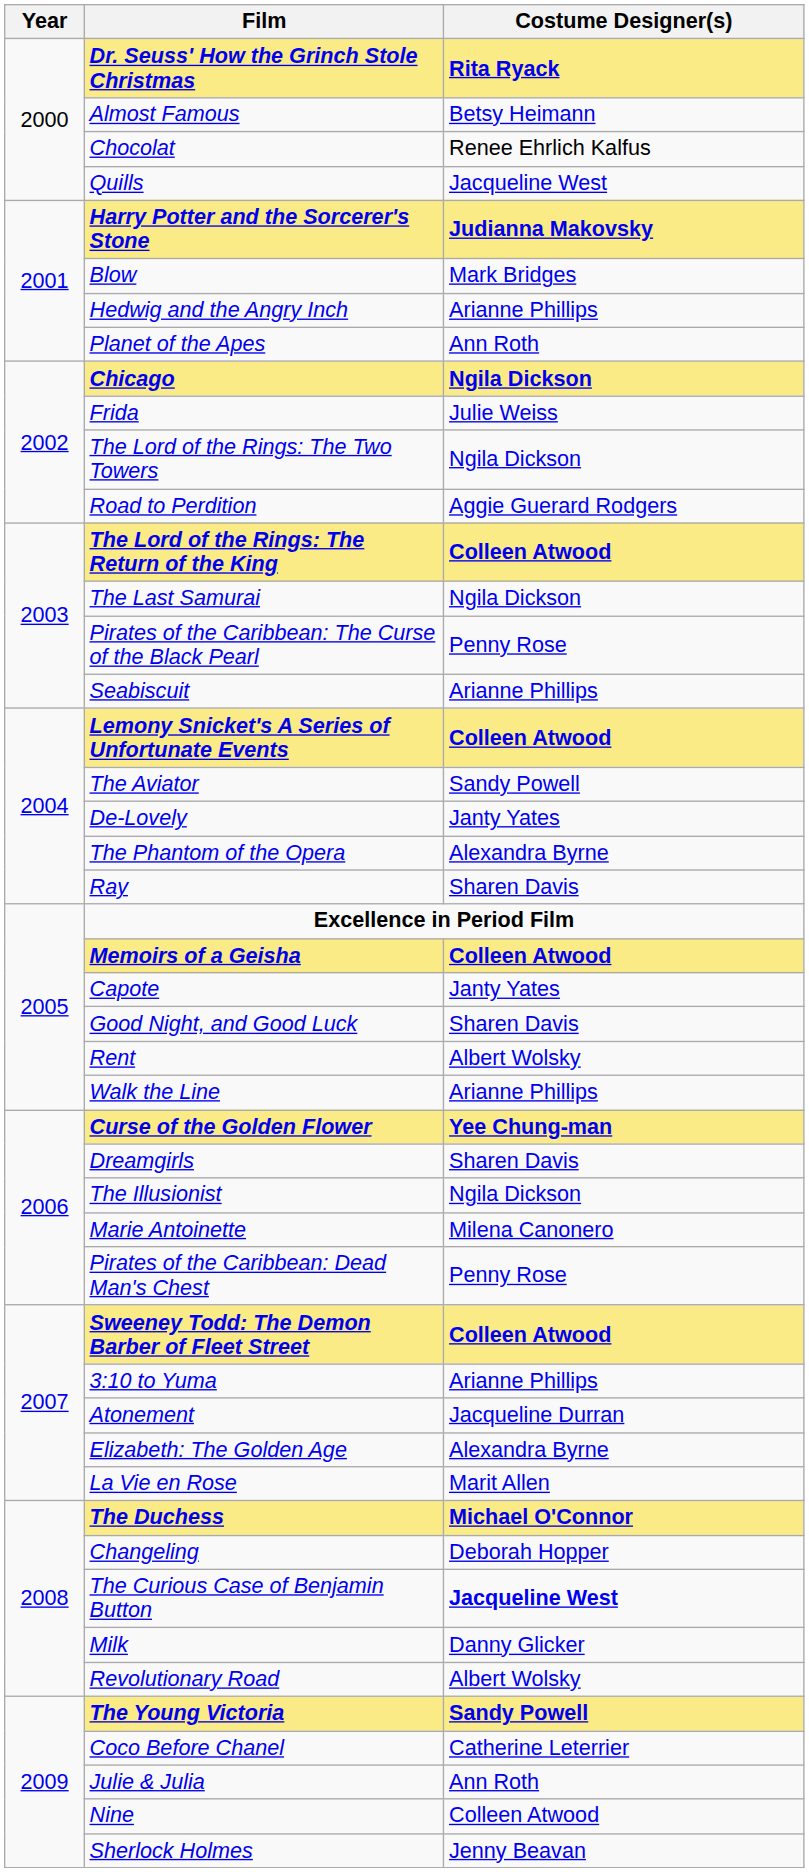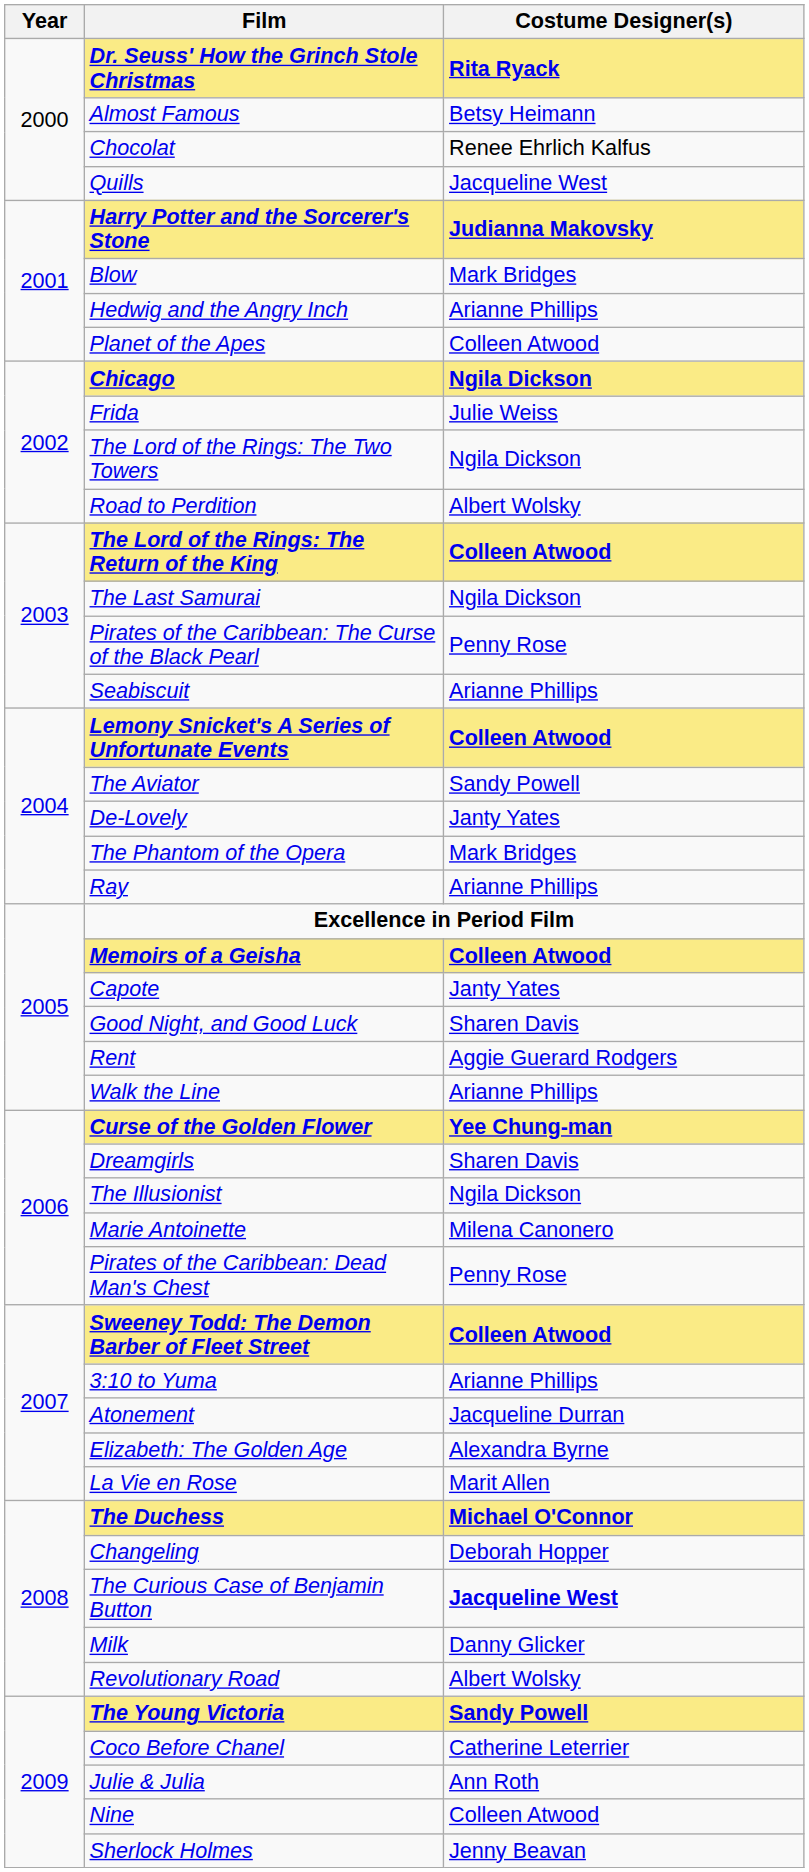(494, 344) Ann Roth -> (524, 344) Colleen Atwood
(563, 505) Aggie Guerard Rodgers -> (515, 505) Albert Wolsky
(529, 852) Alexandra Byrne -> (513, 852) Mark Bridges
(514, 886) Sharen Davis -> (523, 886) Arianne Phillips
(515, 1058) Albert Wolsky -> (563, 1058) Aggie Guerard Rodgers
